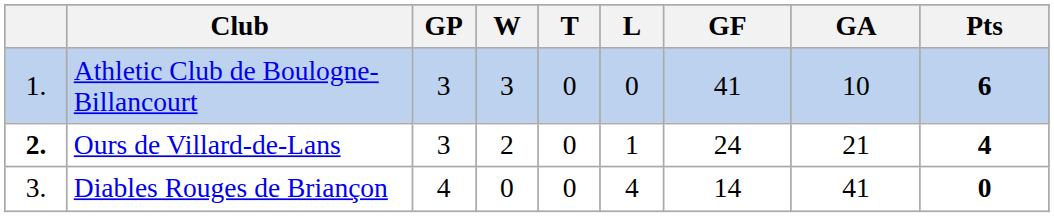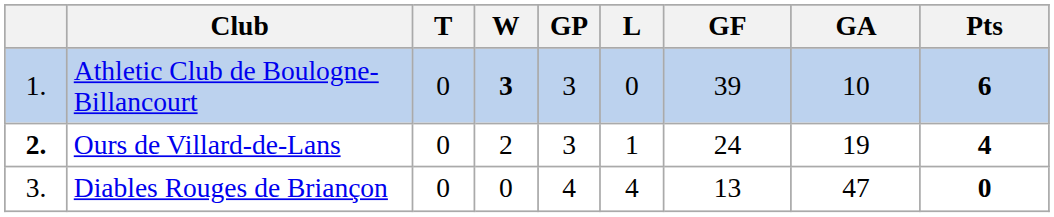columns swapped: (444, 26) <-> (570, 26)
(507, 85) normal -> (506, 85) bold
(727, 85) 41 -> (727, 85) 39
(856, 144) 21 -> (856, 144) 19
(727, 188) 14 -> (727, 188) 13
(856, 188) 41 -> (856, 188) 47
